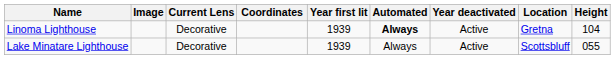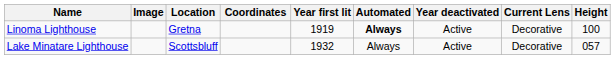columns swapped: (545, 12) <-> (201, 12)
(339, 29) 1939 -> (322, 29) 1919
(591, 29) 104 -> (591, 29) 100
(339, 46) 1939 -> (322, 46) 1932
(591, 46) 055 -> (591, 46) 057
